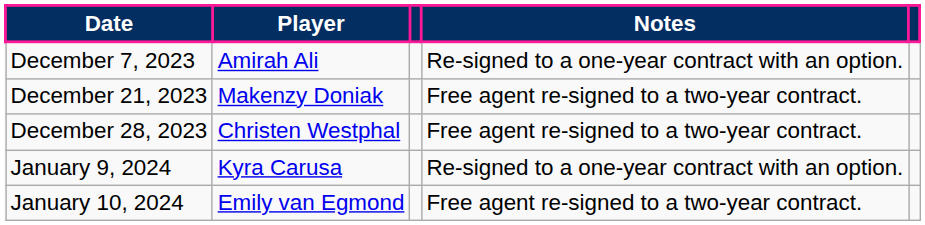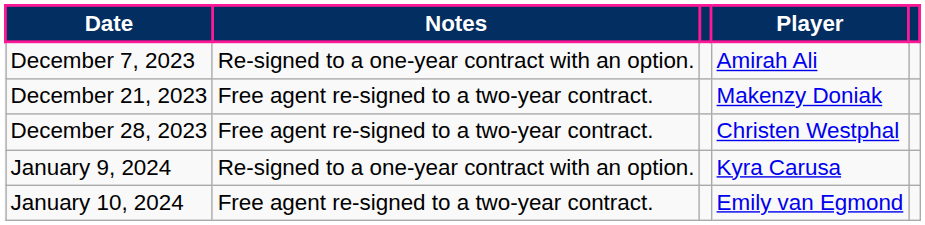columns swapped: (311, 23) <-> (665, 23)
